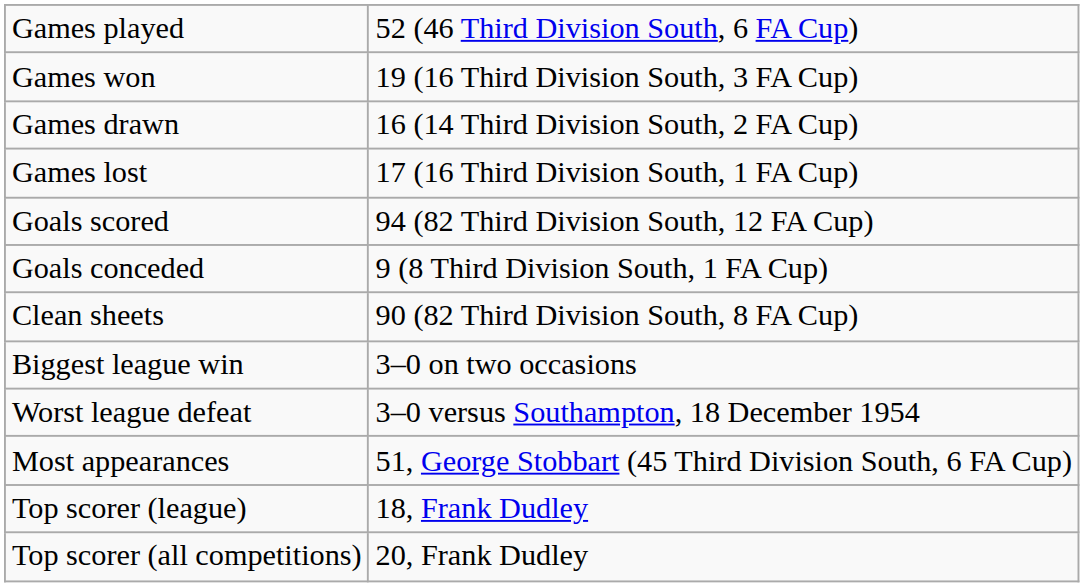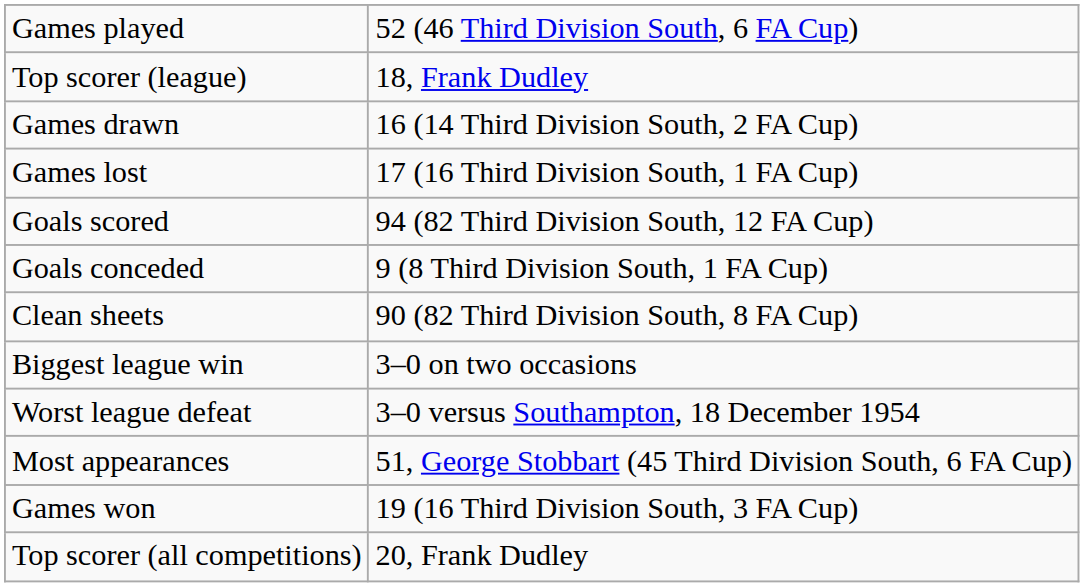rows swapped: (84, 76) <-> (129, 508)
